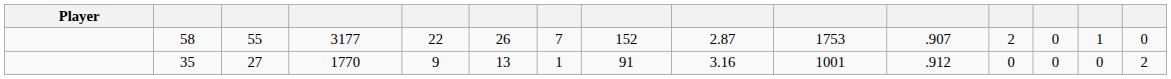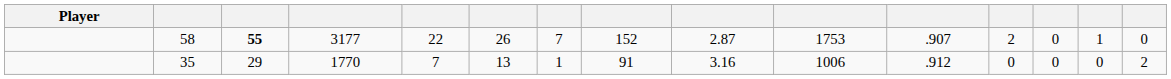(255, 39) normal -> (255, 39) bold
(255, 62) 27 -> (255, 62) 29
(436, 62) 9 -> (436, 62) 7
(830, 62) 1001 -> (830, 62) 1006
